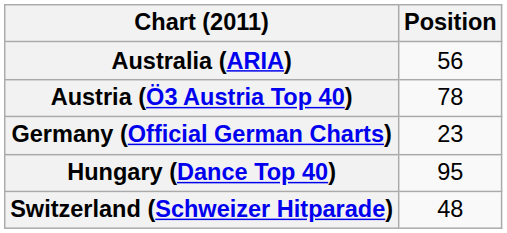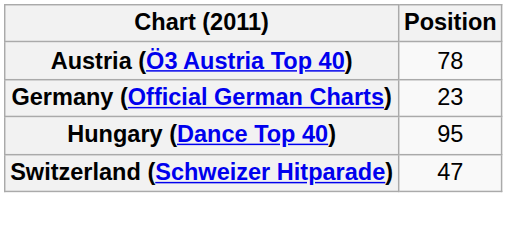- row: (202, 60)
(450, 209) 48 -> (450, 172) 47
